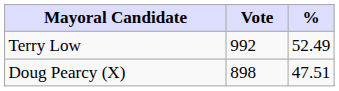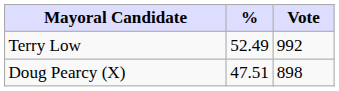columns swapped: (257, 18) <-> (311, 18)
